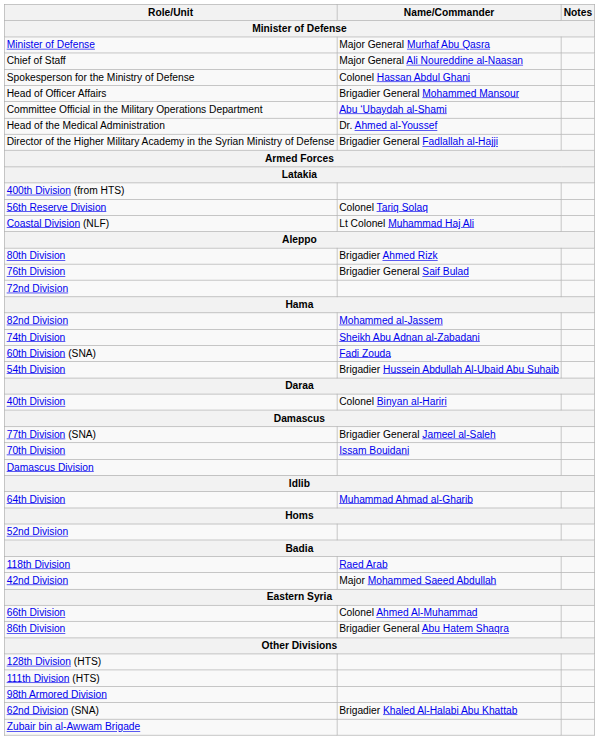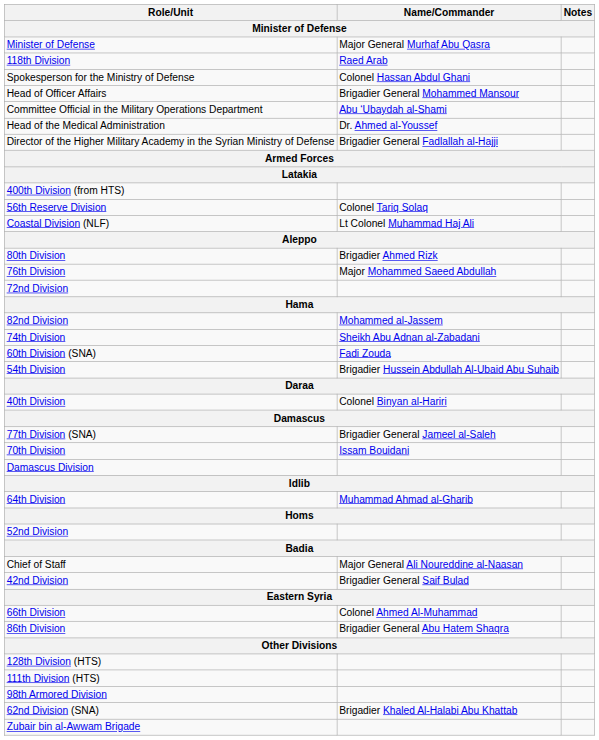rows swapped: (36, 61) <-> (38, 564)
(404, 272) Brigadier General Saif Bulad -> (418, 272) Major Mohammed Saeed Abdullah
(418, 581) Major Mohammed Saeed Abdullah -> (404, 581) Brigadier General Saif Bulad
